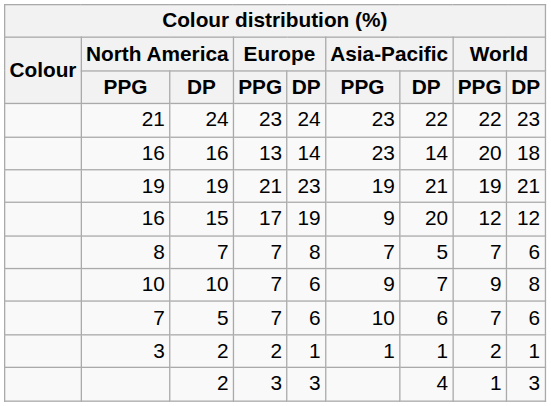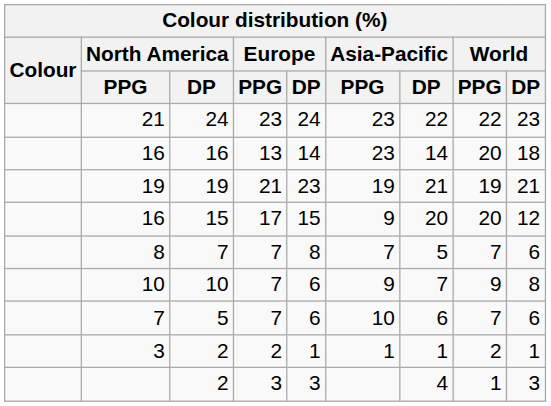(309, 218) 19 -> (309, 218) 15
(490, 218) 12 -> (490, 218) 20
